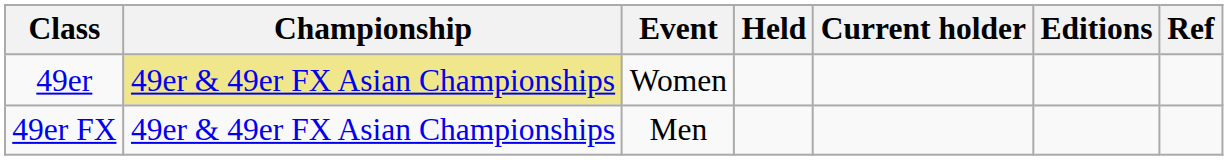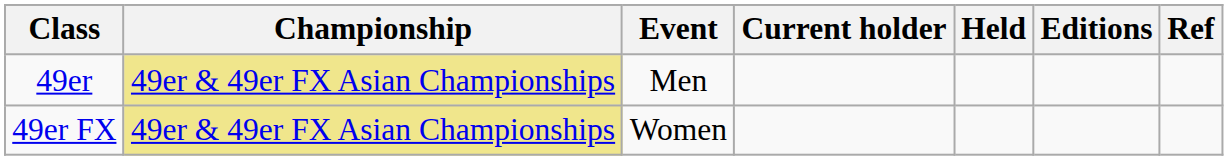columns swapped: (774, 29) <-> (923, 29)
(678, 79) Women -> (678, 79) Men
(373, 129) no background -> (373, 129) khaki background
(678, 129) Men -> (678, 129) Women
